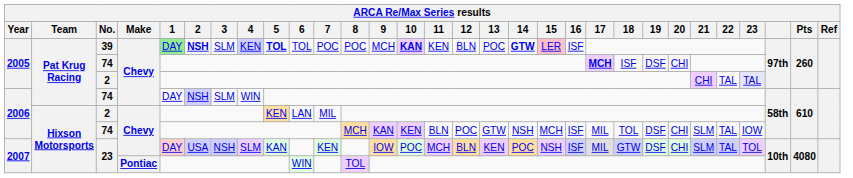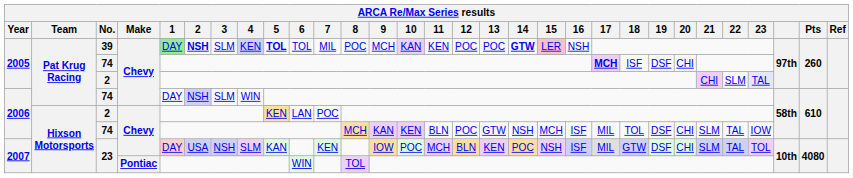(328, 46) POC -> (328, 46) MIL
(411, 46) bold -> (411, 46) normal
(466, 46) BLN -> (466, 46) POC
(576, 46) ISF -> (578, 46) NSH
(728, 80) TAL -> (735, 80) SLM
(328, 114) MIL -> (328, 114) POC
